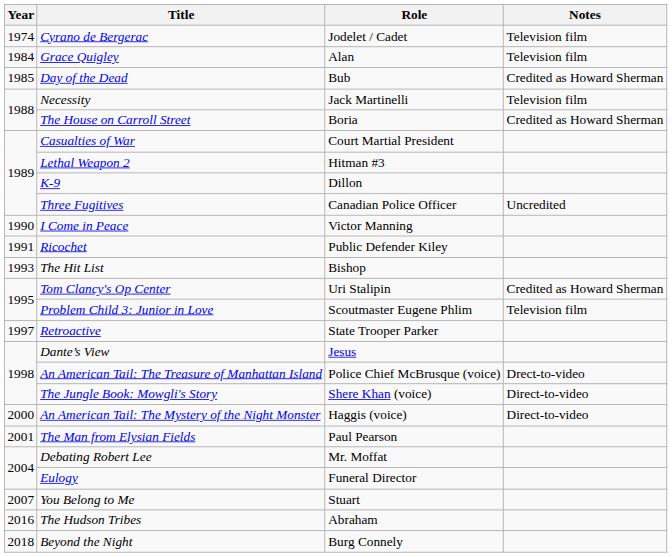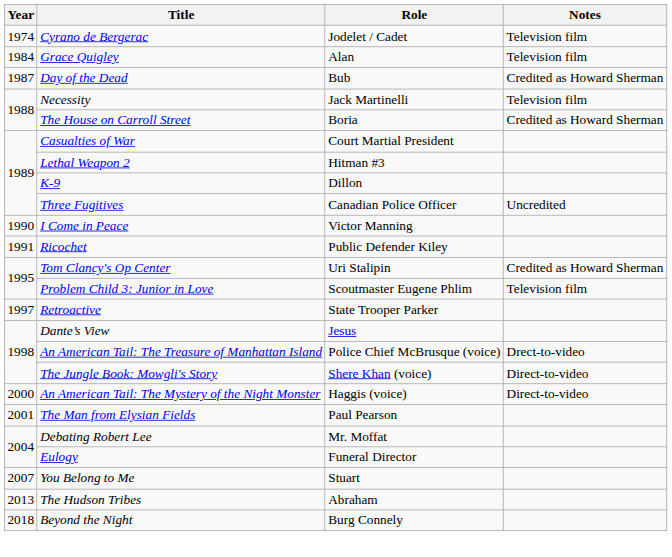(21, 78) 1985 -> (21, 78) 1987
- row: (72, 267)
(21, 520) 2016 -> (21, 499) 2013
